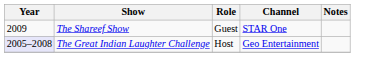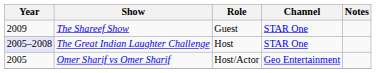(281, 44) Geo Entertainment -> (286, 44) STAR One
+ row: (113, 60)
